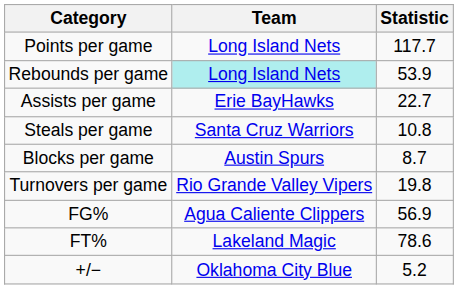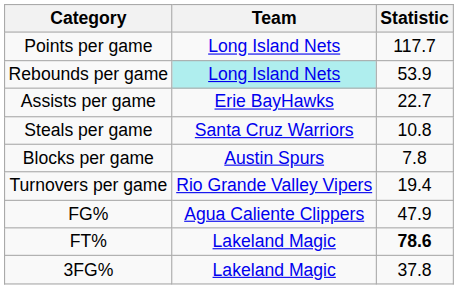(415, 158) 8.7 -> (415, 158) 7.8
(415, 185) 19.8 -> (415, 185) 19.4
(415, 213) 56.9 -> (415, 213) 47.9
(415, 241) normal -> (415, 241) bold
+ row: (88, 269)
- row: (88, 269)
